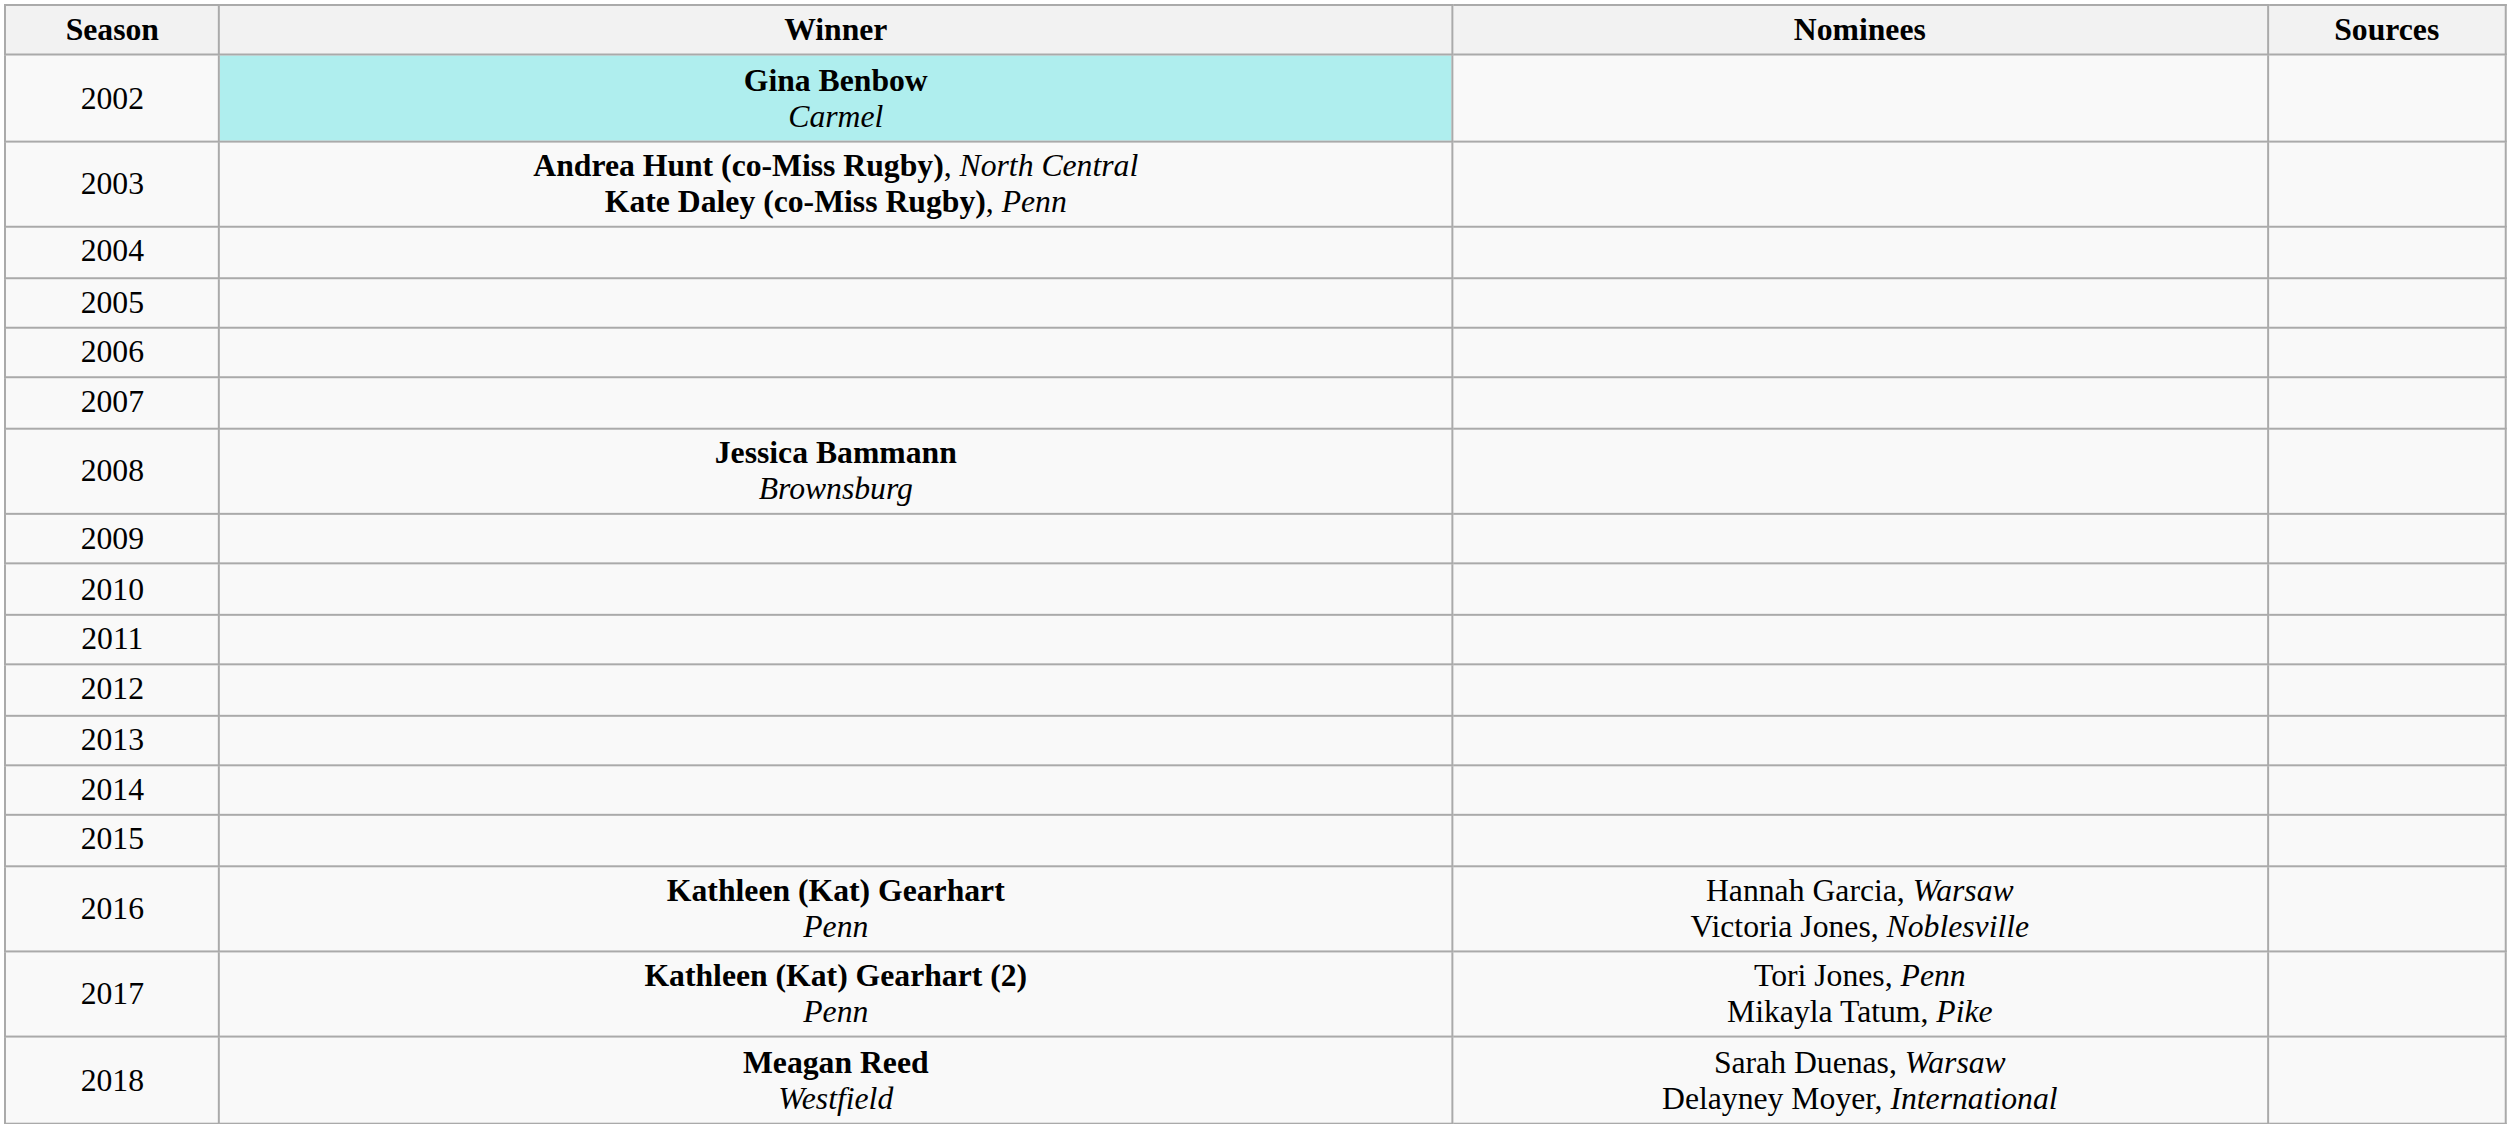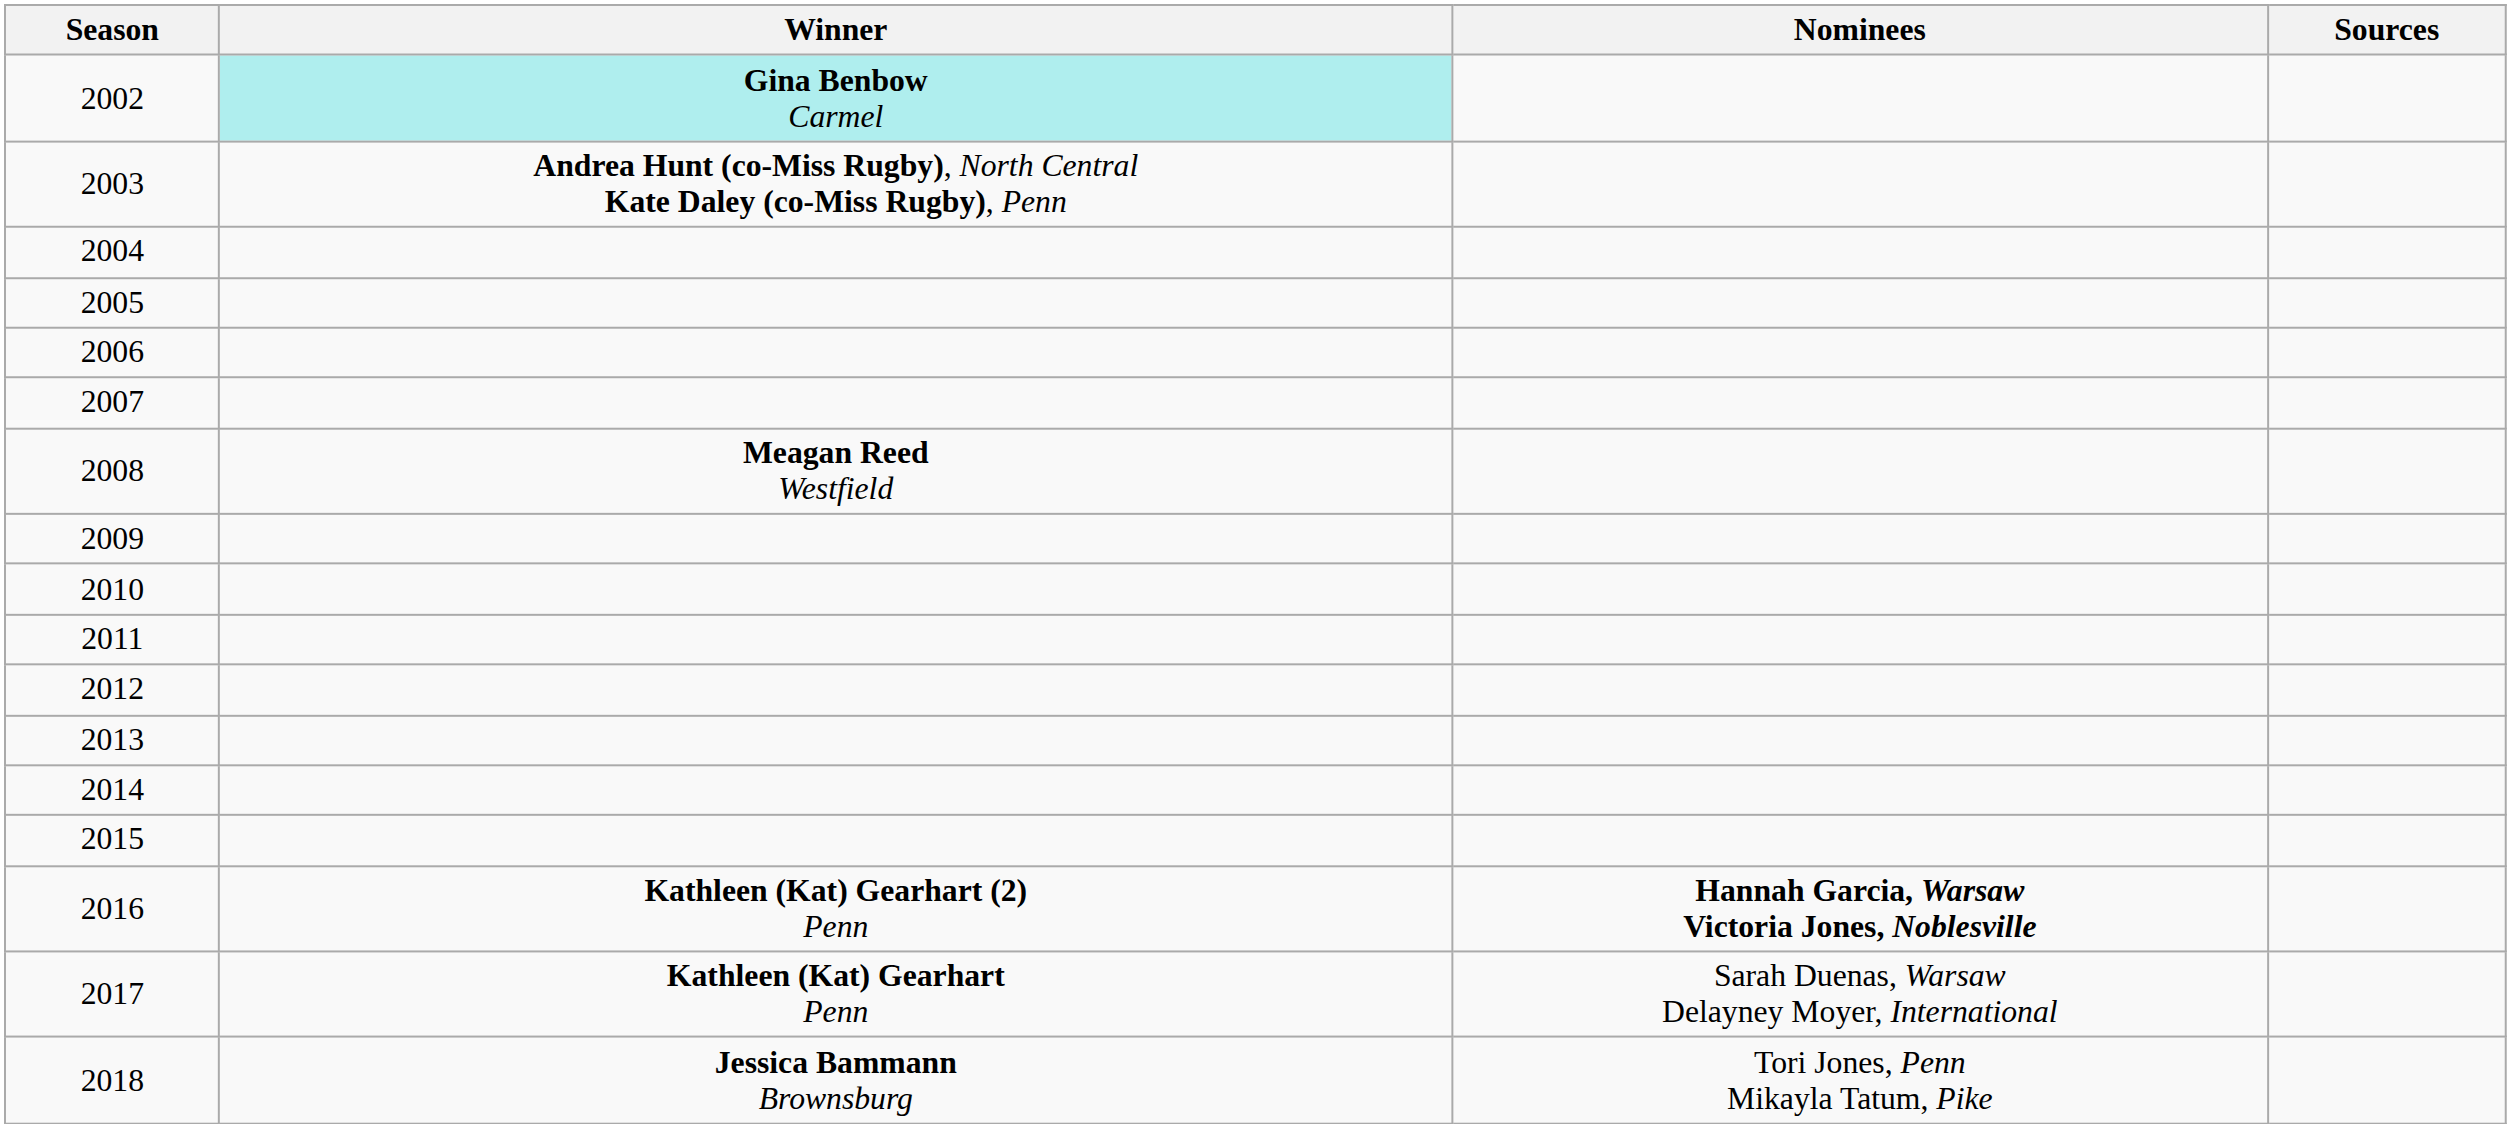(836, 470) Jessica Bammann Brownsburg -> (836, 470) Meagan Reed Westfield
(836, 907) Kathleen (Kat) Gearhart Penn -> (836, 907) Kathleen (Kat) Gearhart (2) Penn
(1860, 907) normal -> (1860, 907) bold
(836, 993) Kathleen (Kat) Gearhart (2) Penn -> (836, 993) Kathleen (Kat) Gearhart Penn
(1860, 993) Tori Jones, Penn Mikayla Tatum, Pike -> (1860, 993) Sarah Duenas, Warsaw Delayney Moyer, International
(836, 1079) Meagan Reed Westfield -> (836, 1079) Jessica Bammann Brownsburg
(1860, 1079) Sarah Duenas, Warsaw Delayney Moyer, International -> (1860, 1079) Tori Jones, Penn Mikayla Tatum, Pike
